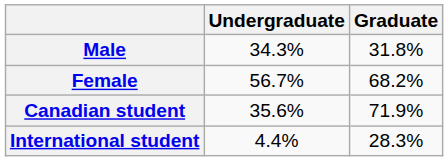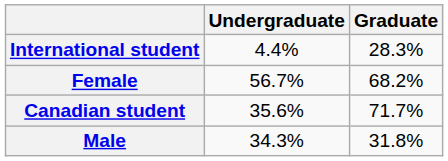rows swapped: (105, 50) <-> (105, 141)
(396, 111) 71.9% -> (396, 111) 71.7%
